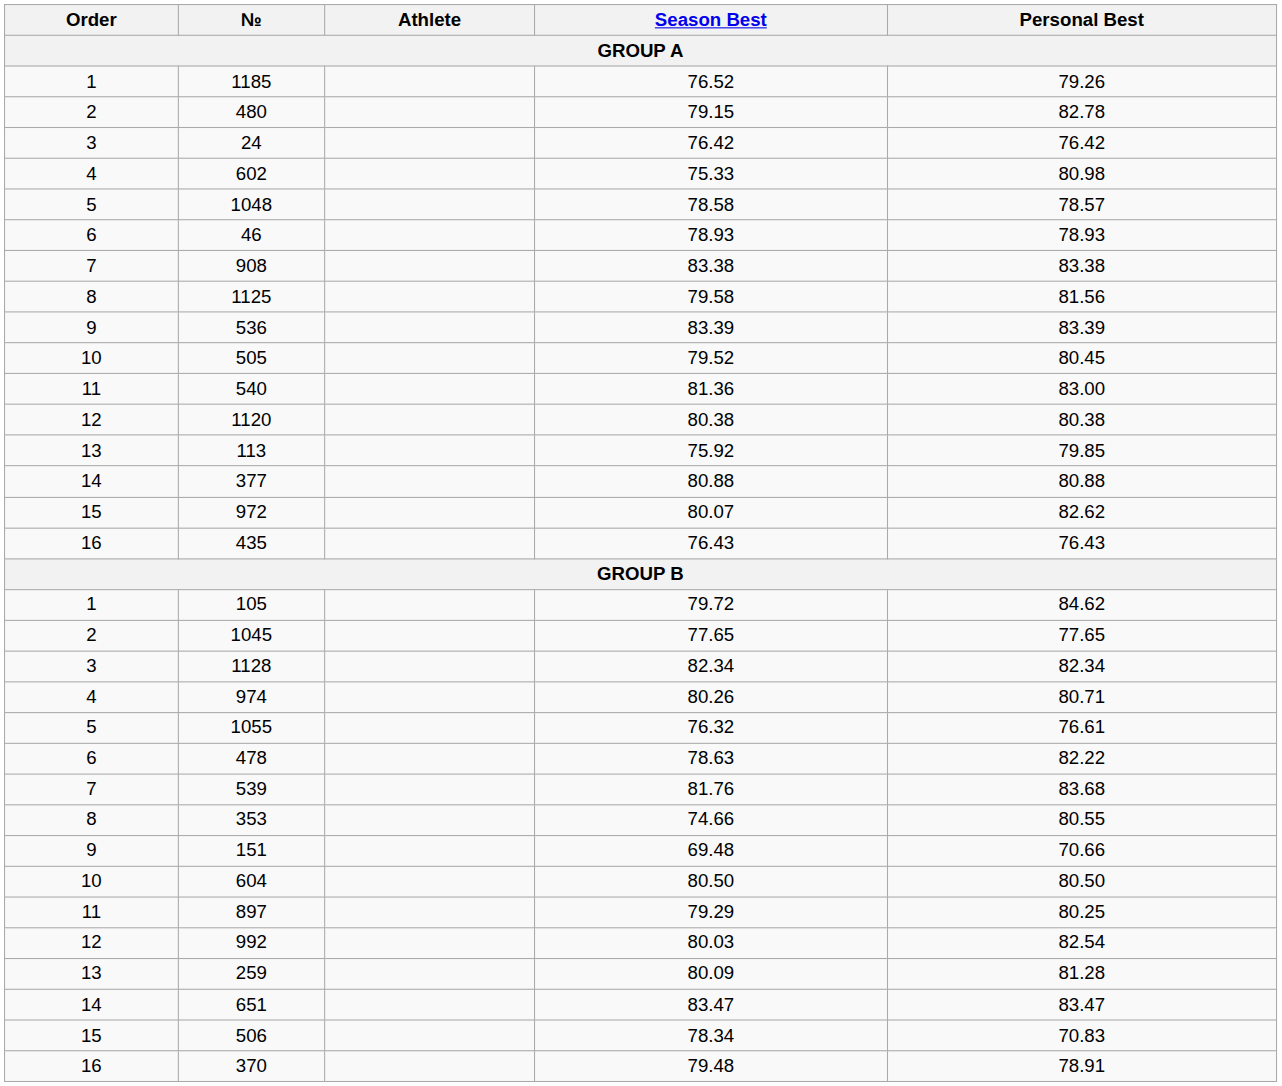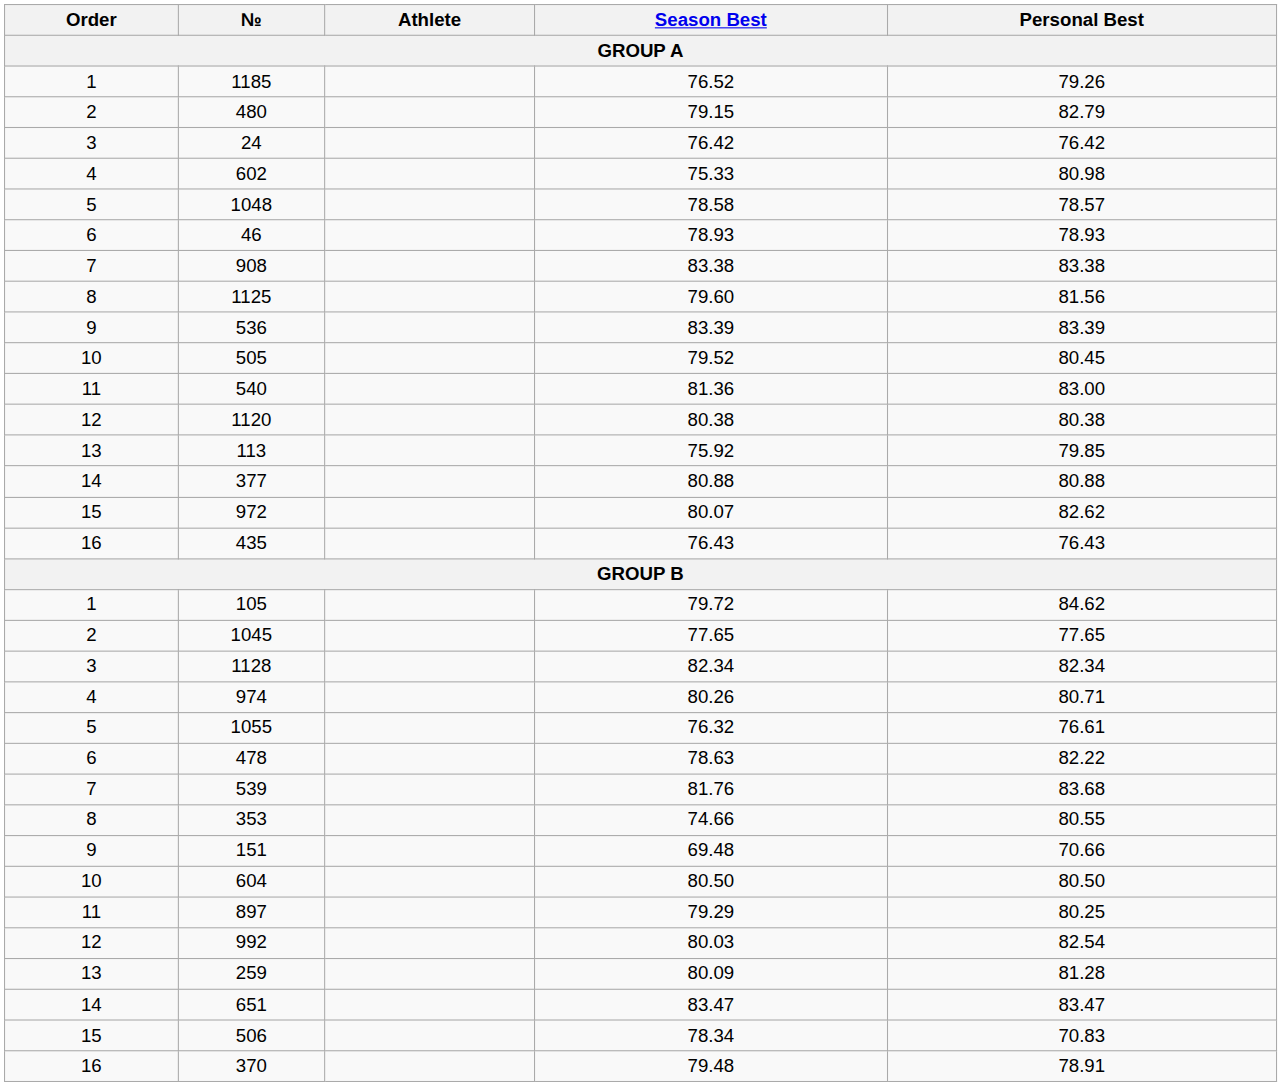(1082, 111) 82.78 -> (1082, 111) 82.79
(711, 296) 79.58 -> (711, 296) 79.60
